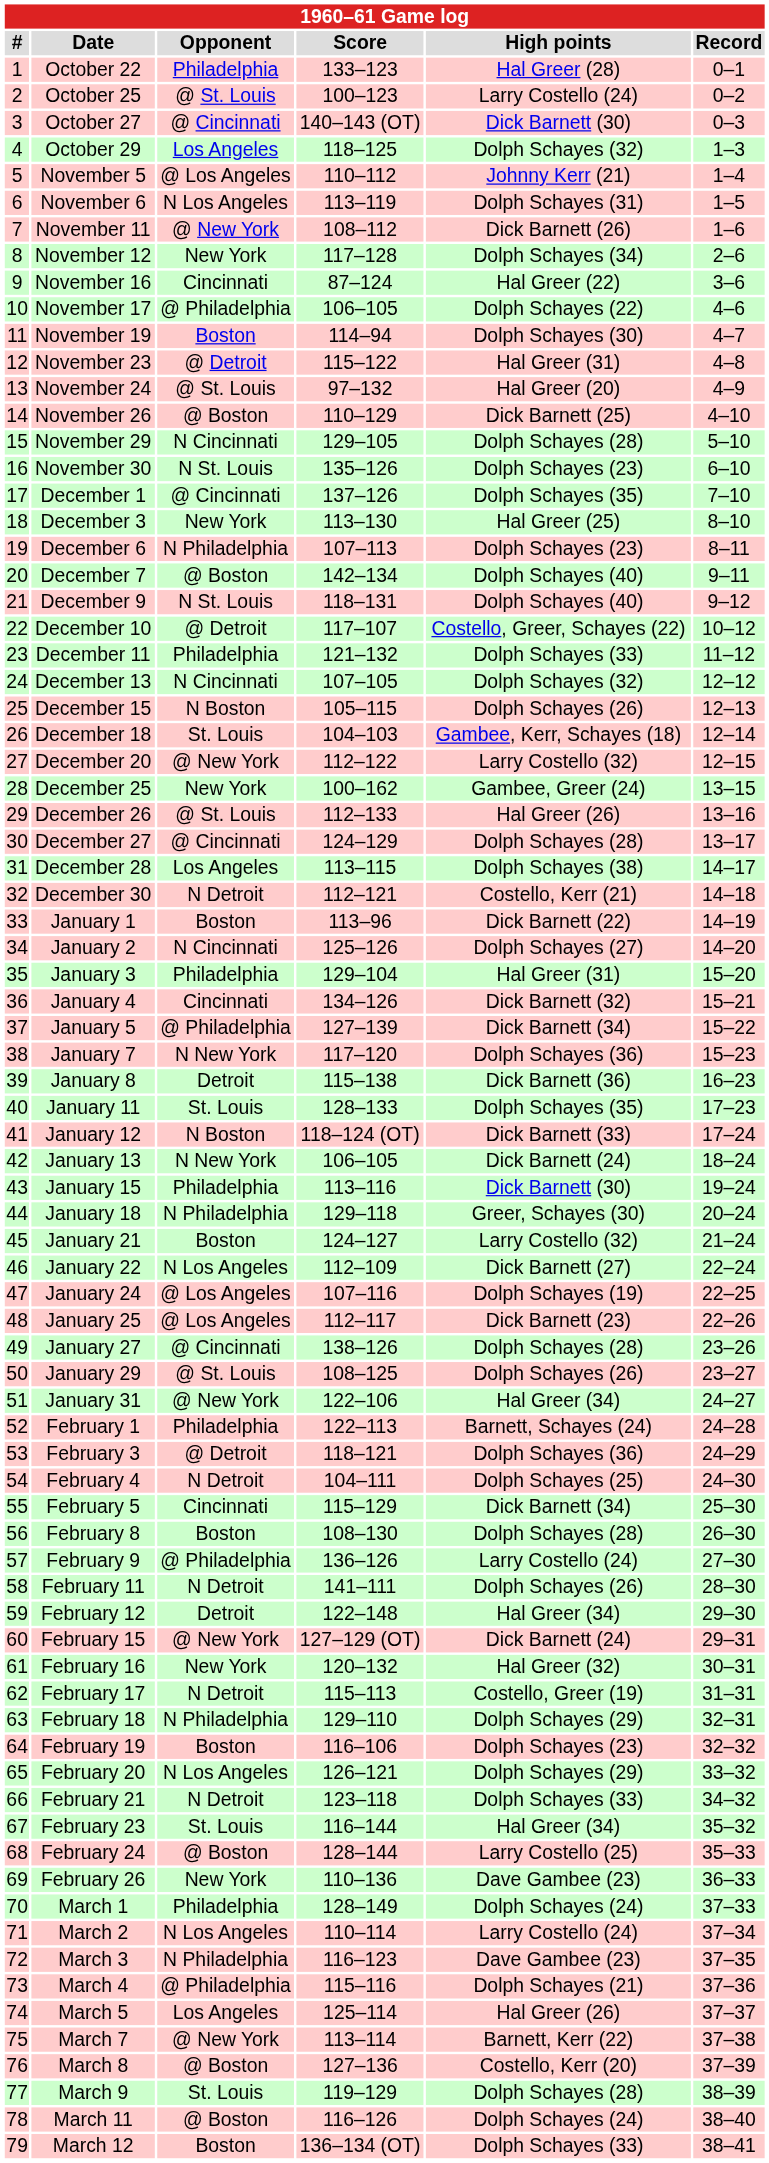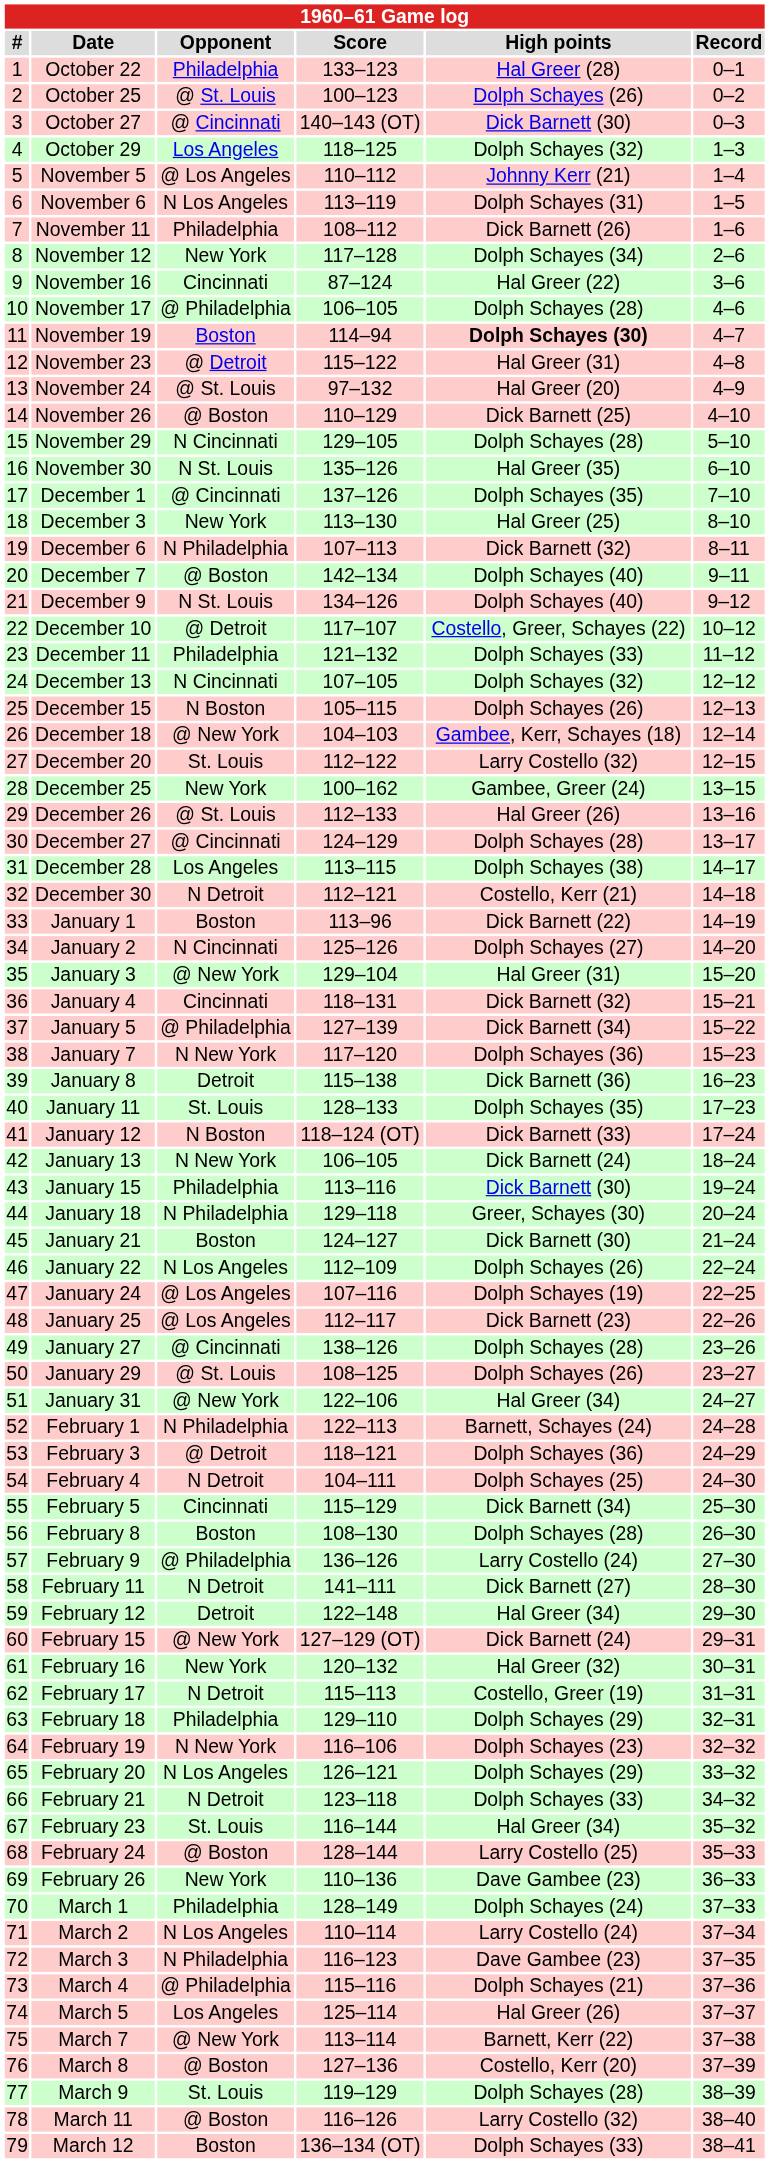(558, 96) Larry Costello (24) -> (558, 96) Dolph Schayes (26)
(226, 229) @ New York -> (226, 229) Philadelphia
(558, 309) Dolph Schayes (22) -> (558, 309) Dolph Schayes (28)
(558, 335) normal -> (558, 335) bold
(558, 468) Dolph Schayes (23) -> (558, 468) Hal Greer (35)
(558, 548) Dolph Schayes (23) -> (558, 548) Dick Barnett (32)
(360, 602) 118–131 -> (360, 602) 134–126
(226, 735) St. Louis -> (226, 735) @ New York
(226, 761) @ New York -> (226, 761) St. Louis
(226, 974) Philadelphia -> (226, 974) @ New York
(360, 1001) 134–126 -> (360, 1001) 118–131
(558, 1240) Larry Costello (32) -> (558, 1240) Dick Barnett (30)
(558, 1267) Dick Barnett (27) -> (558, 1267) Dolph Schayes (26)
(226, 1427) Philadelphia -> (226, 1427) N Philadelphia
(558, 1586) Dolph Schayes (26) -> (558, 1586) Dick Barnett (27)
(226, 1720) N Philadelphia -> (226, 1720) Philadelphia
(226, 1746) Boston -> (226, 1746) N New York
(558, 2119) Dolph Schayes (24) -> (558, 2119) Larry Costello (32)
